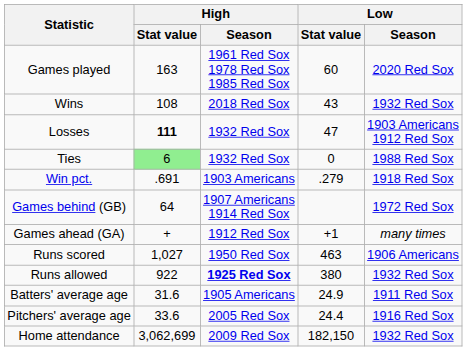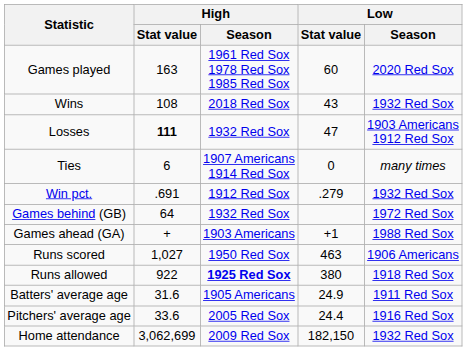(167, 159) lightgreen background -> (167, 166) no background
(249, 159) 1932 Red Sox -> (249, 166) 1907 Americans 1914 Red Sox
(413, 159) 1988 Red Sox -> (413, 166) many times
(249, 179) 1903 Americans -> (249, 194) 1912 Red Sox
(413, 179) 1918 Red Sox -> (413, 194) 1932 Red Sox
(249, 207) 1907 Americans 1914 Red Sox -> (249, 214) 1932 Red Sox
(249, 234) 1912 Red Sox -> (249, 234) 1903 Americans
(413, 234) many times -> (413, 234) 1988 Red Sox
(413, 275) 1932 Red Sox -> (413, 275) 1918 Red Sox
